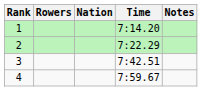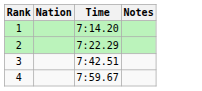- column: (54, 13)
